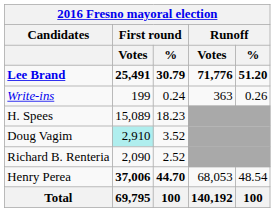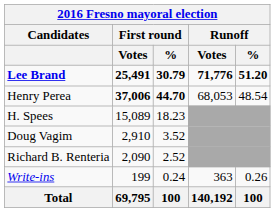rows swapped: (39, 177) <-> (31, 95)
(136, 136) paleturquoise background -> (136, 136) no background
